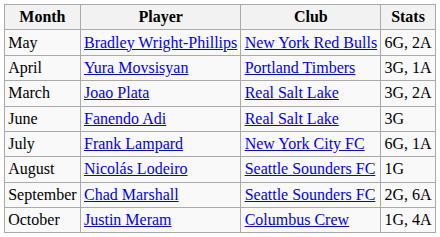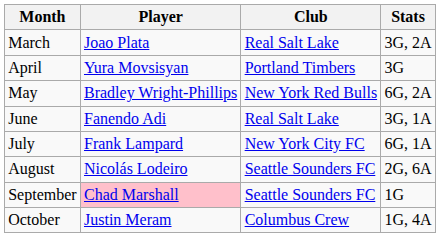rows swapped: (29, 93) <-> (23, 42)
(408, 67) 3G, 1A -> (394, 67) 3G
(394, 118) 3G -> (408, 118) 3G, 1A
(394, 169) 1G -> (408, 169) 2G, 6A
(131, 194) no background -> (131, 194) pink background
(408, 194) 2G, 6A -> (394, 194) 1G
